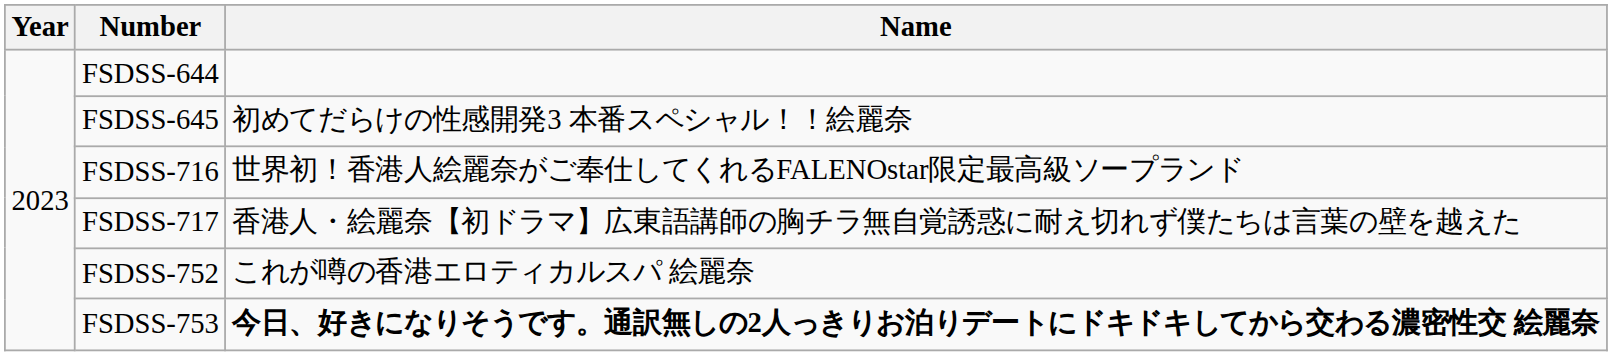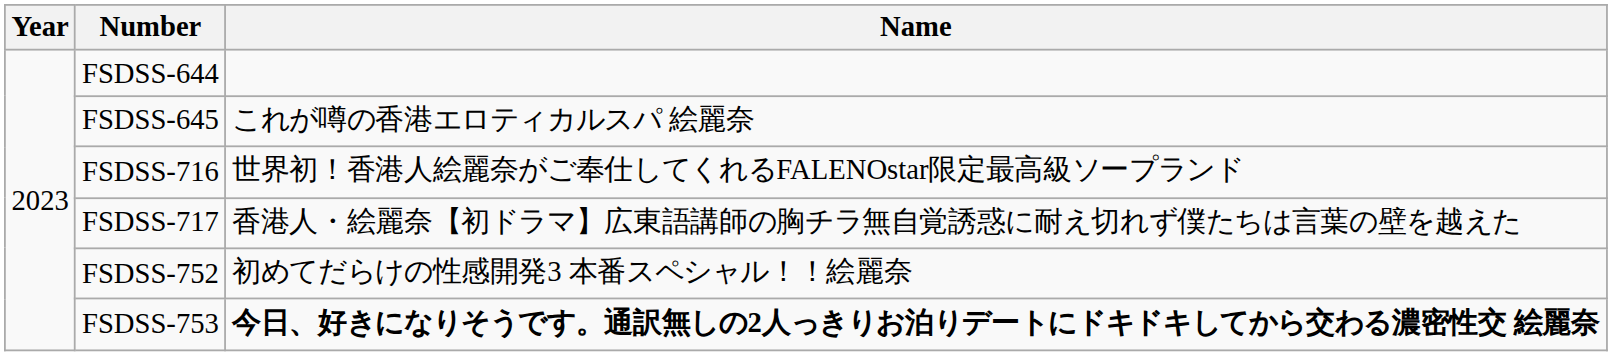(572, 119) 初めてだらけの性感開発3 本番スペシャル！！絵麗奈 -> (493, 119) これが噂の香港エロティカルスパ 絵麗奈
(493, 272) これが噂の香港エロティカルスパ 絵麗奈 -> (572, 272) 初めてだらけの性感開発3 本番スペシャル！！絵麗奈
